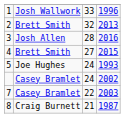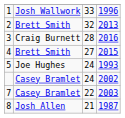(40, 38) Josh Allen -> (48, 38) Craig Burnett
(48, 106) Craig Burnett -> (40, 106) Josh Allen
